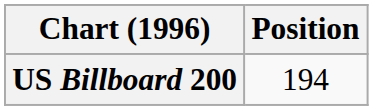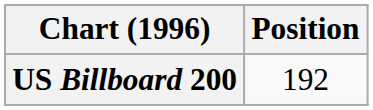(305, 79) 194 -> (305, 79) 192
